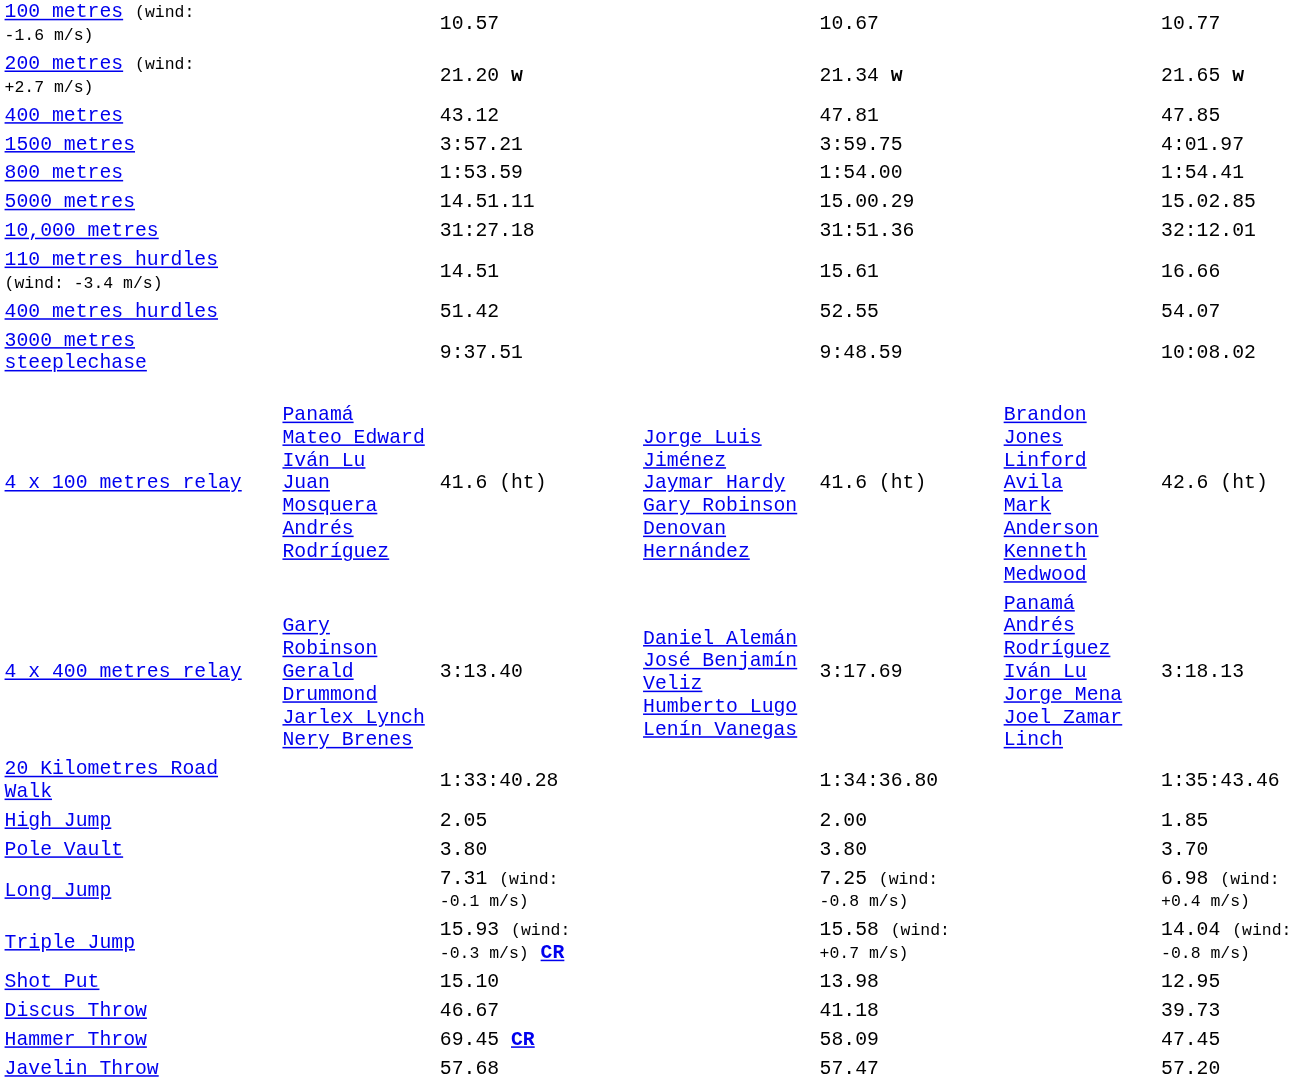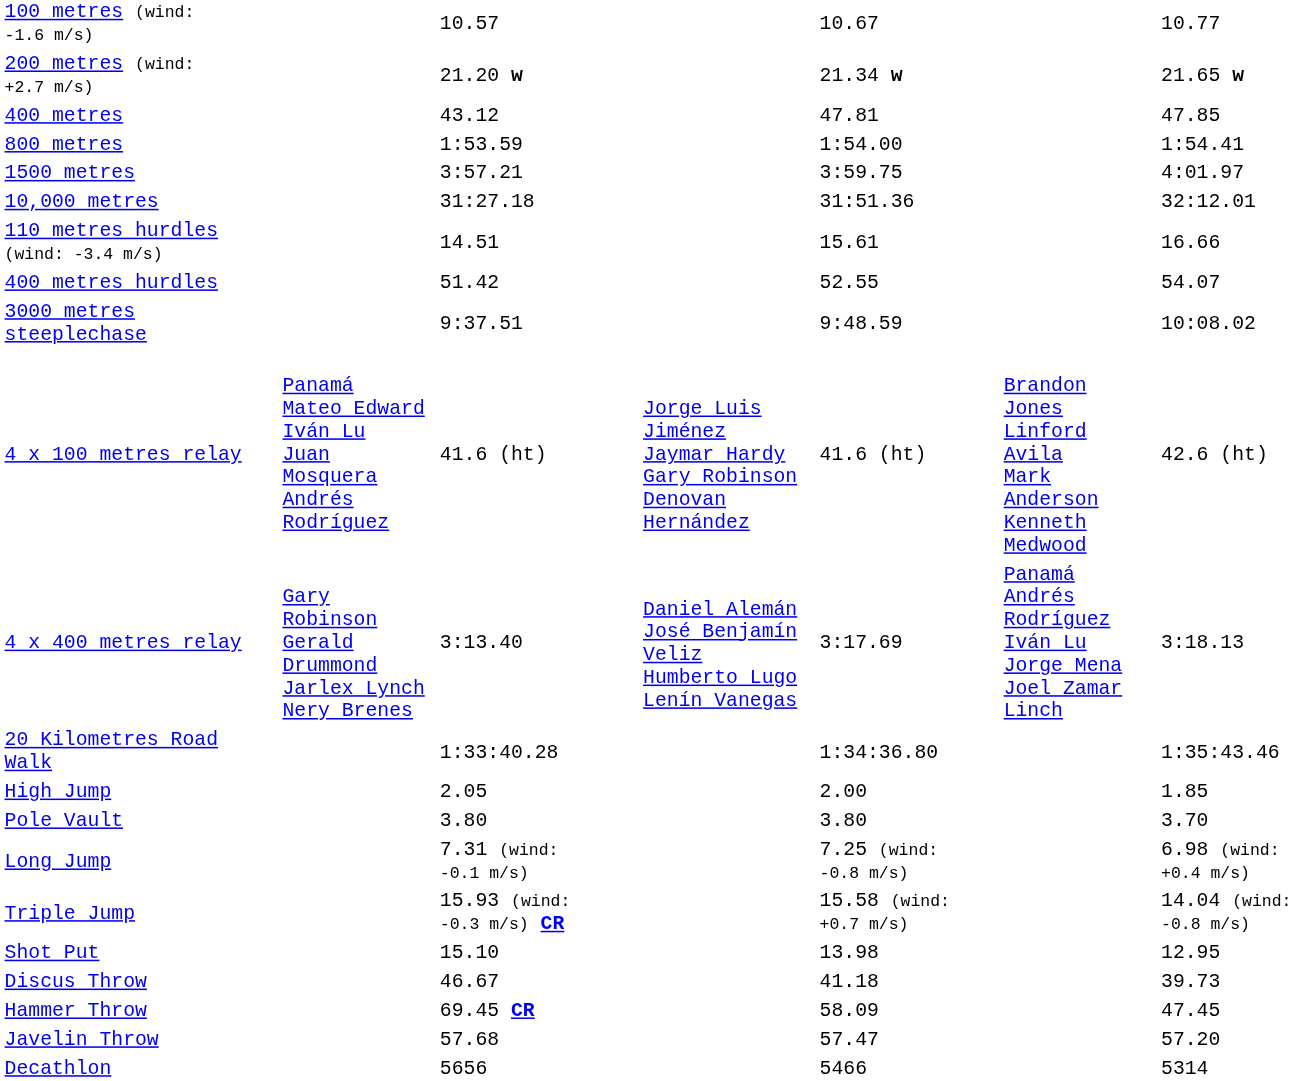rows swapped: (64, 173) <-> (70, 144)
- row: (70, 202)
+ row: (58, 1068)
